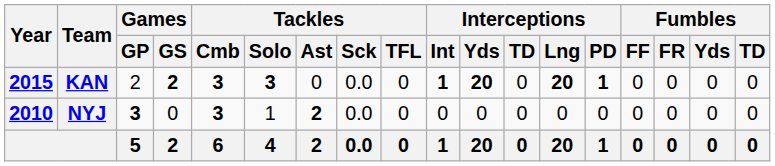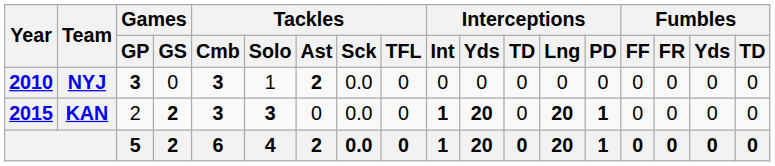rows swapped: (87, 113) <-> (87, 82)
